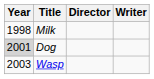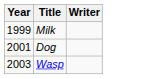- column: (90, 13)
(19, 30) 1998 -> (19, 30) 1999
(19, 47) lightgrey background -> (19, 47) no background
